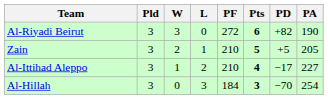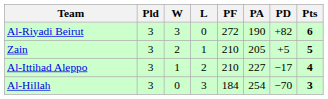columns swapped: (310, 13) <-> (257, 13)
